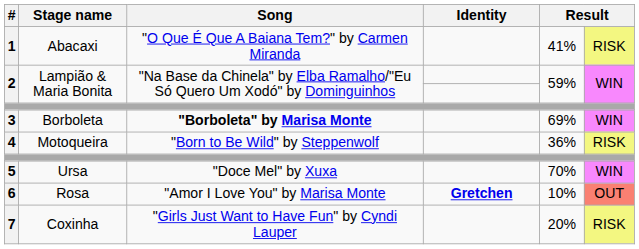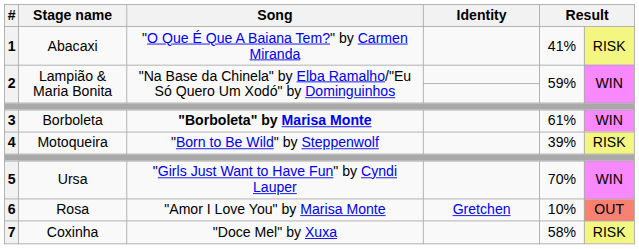(562, 120) 69% -> (562, 120) 61%
(562, 143) 36% -> (562, 143) 39%
(275, 171) "Doce Mel" by Xuxa -> (275, 179) "Girls Just Want to Have Fun" by Cyndi Lauper
(482, 194) bold -> (482, 210) normal
(275, 224) "Girls Just Want to Have Fun" by Cyndi Lauper -> (275, 232) "Doce Mel" by Xuxa
(562, 224) 20% -> (562, 232) 58%
